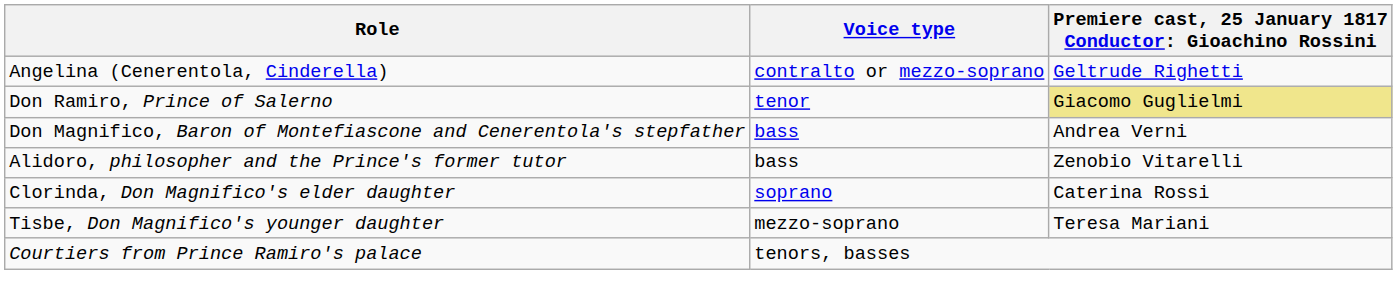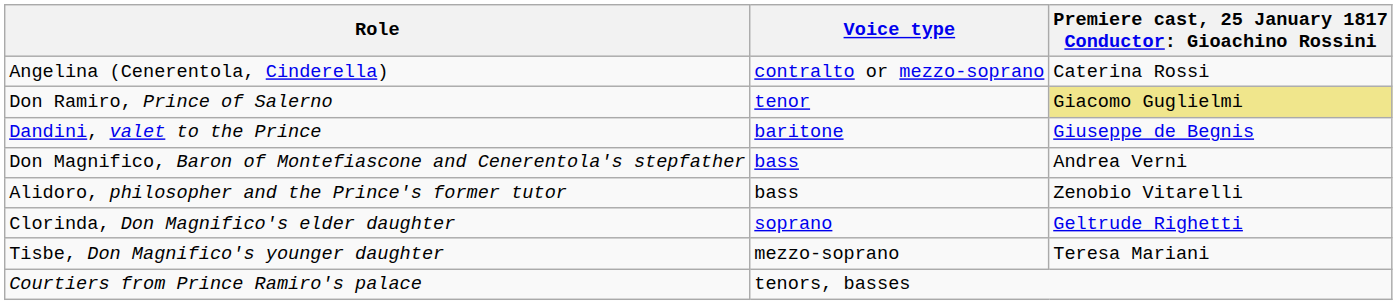(1148, 72) Geltrude Righetti -> (1131, 72) Caterina Rossi
+ row: (165, 132)
(1131, 193) Caterina Rossi -> (1148, 223) Geltrude Righetti
